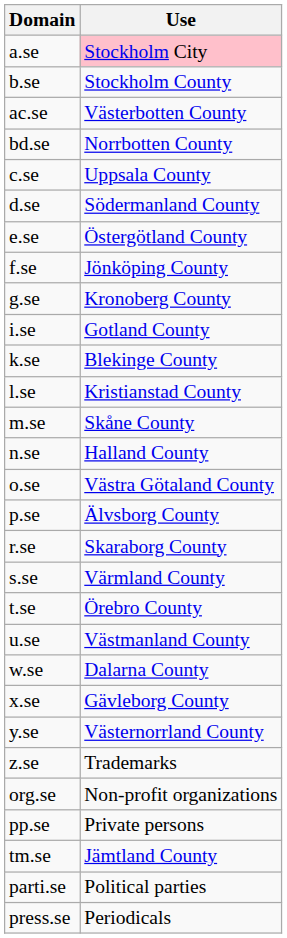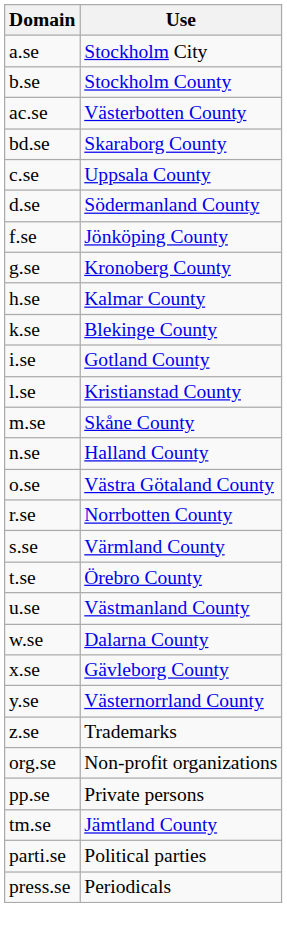(146, 50) pink background -> (146, 50) no background
(158, 143) Norrbotten County -> (155, 143) Skaraborg County
- row: (24, 236)
+ row: (25, 298)
rows swapped: (22, 329) <-> (25, 360)
- row: (25, 515)
(155, 546) Skaraborg County -> (158, 515) Norrbotten County
